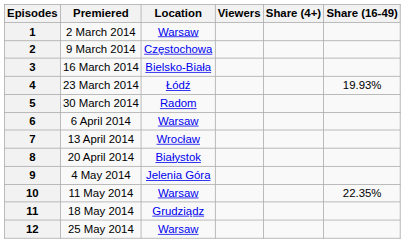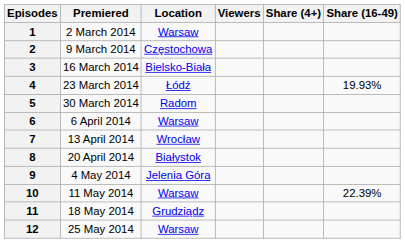(362, 193) 22.35% -> (362, 193) 22.39%
